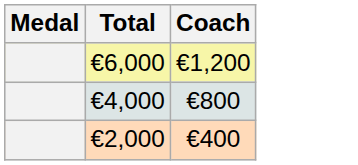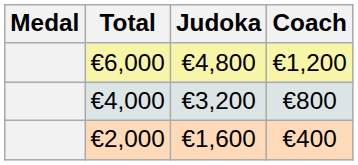+ column: (219, 23)
